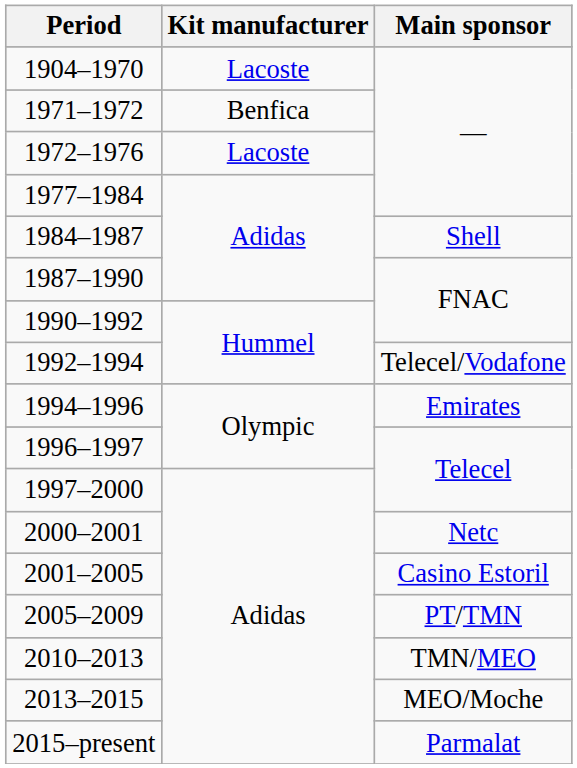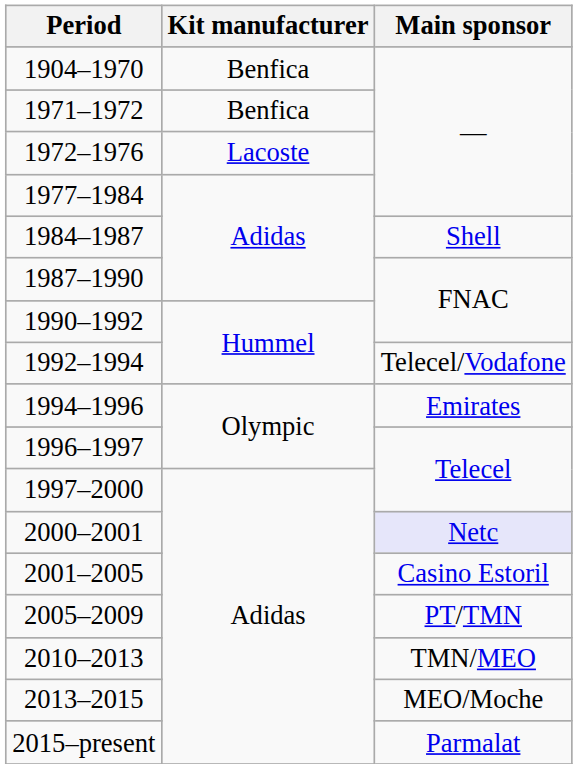(268, 68) Lacoste -> (268, 68) Benfica
(473, 531) no background -> (473, 531) lavender background
